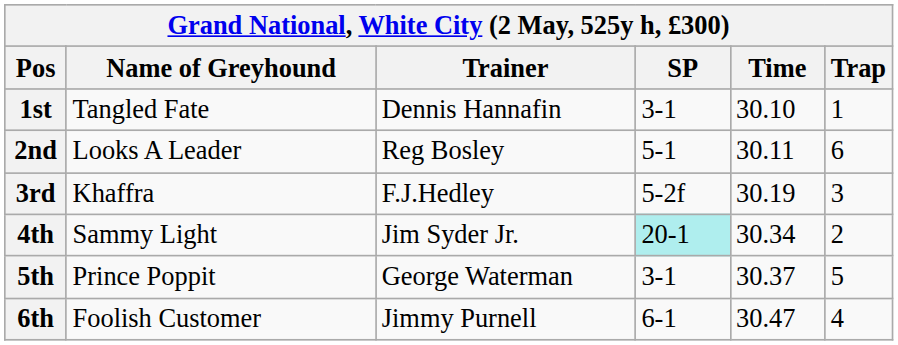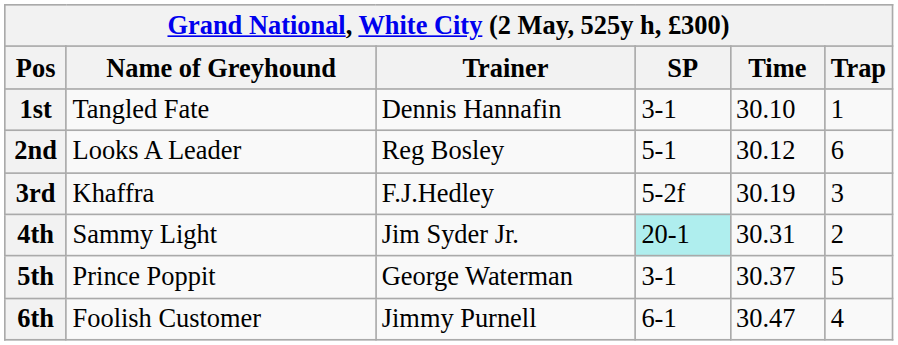(765, 151) 30.11 -> (766, 151) 30.12
(766, 234) 30.34 -> (766, 234) 30.31
